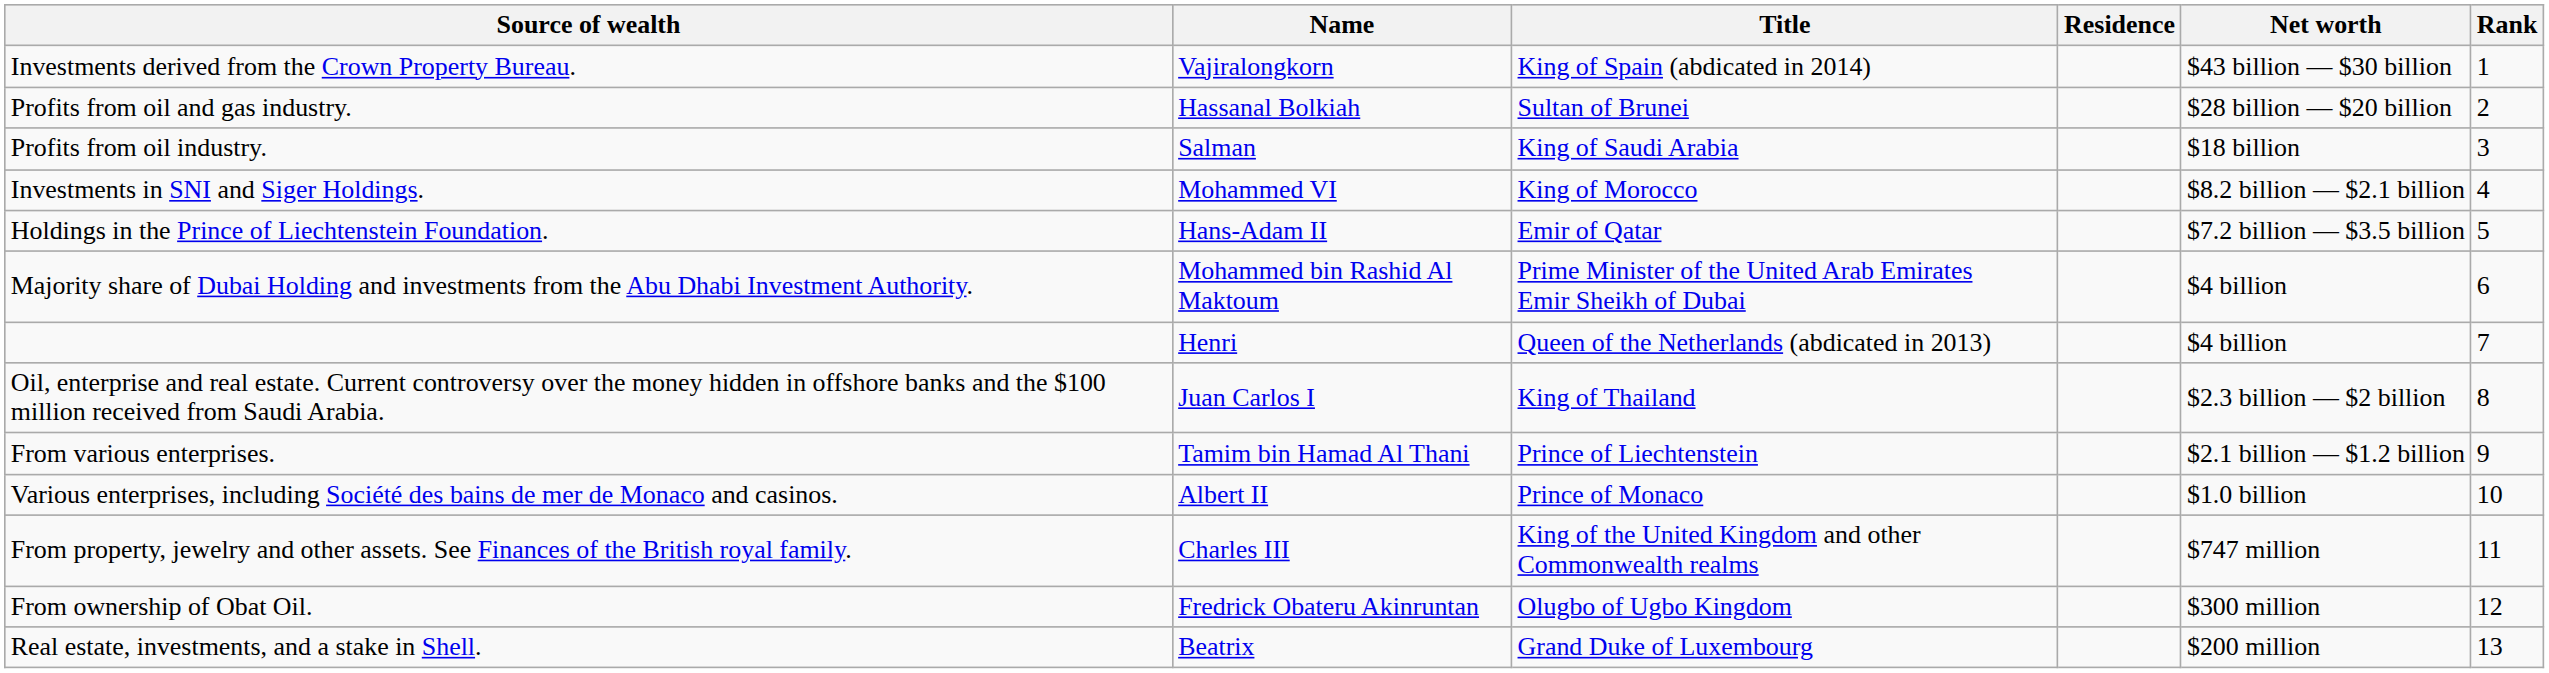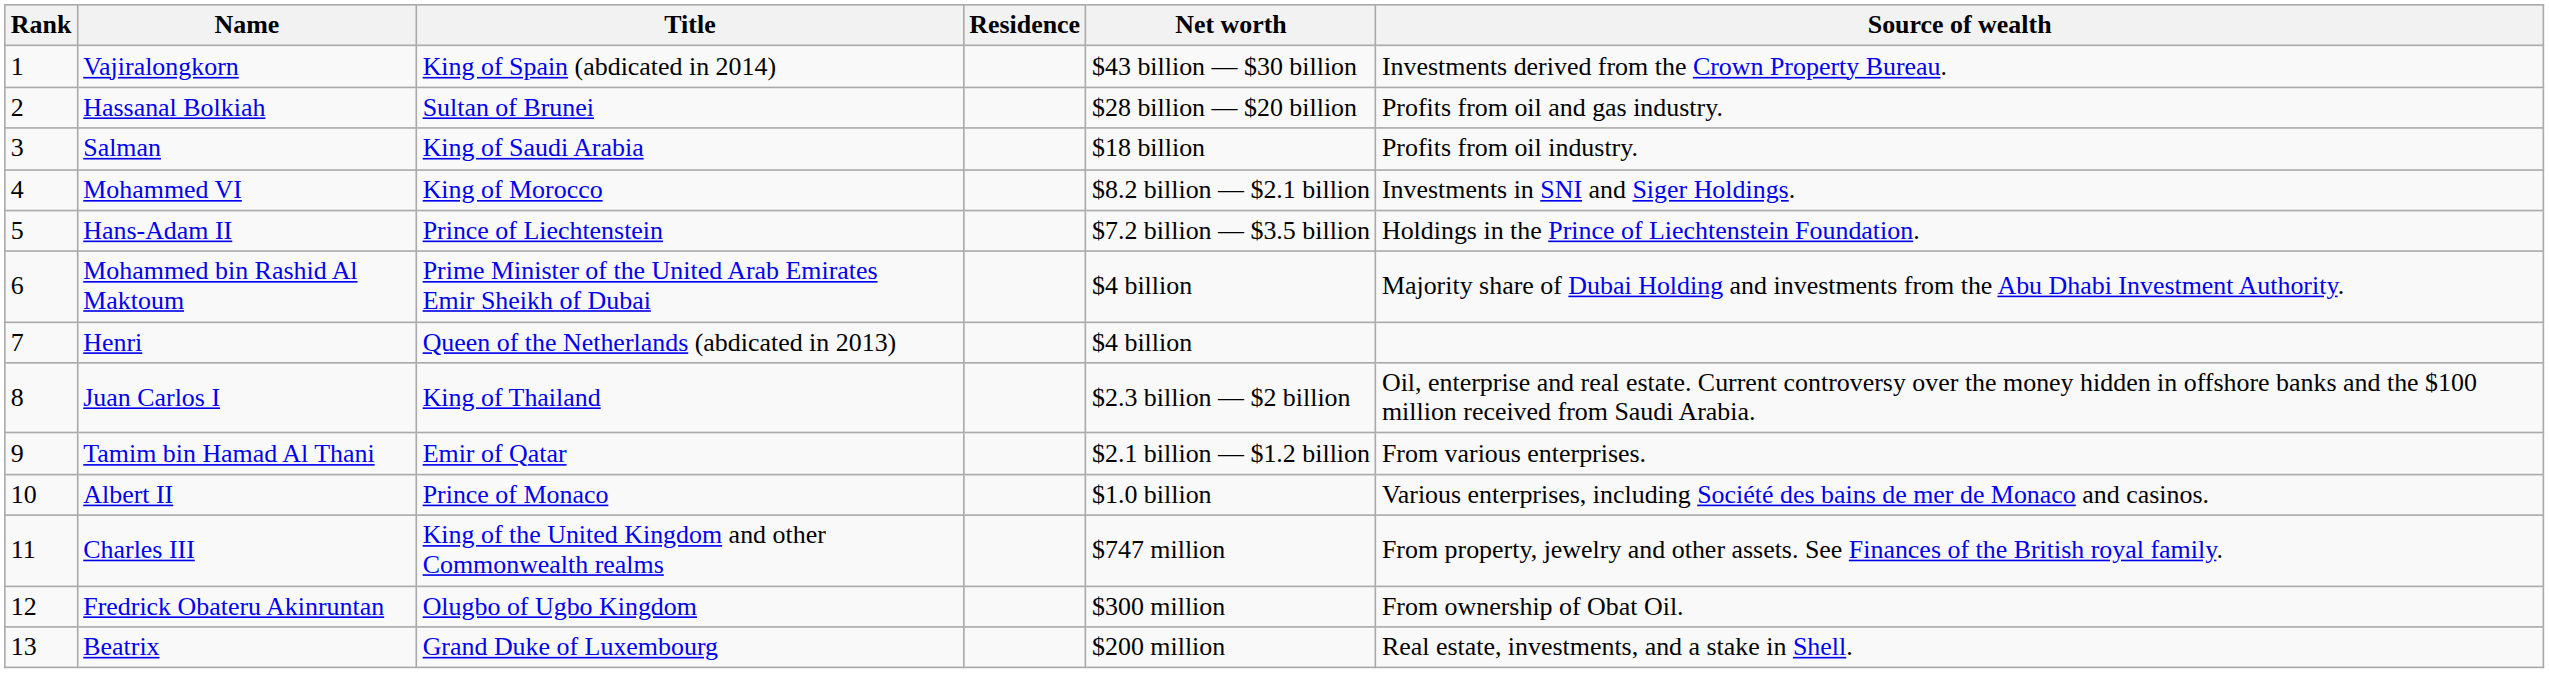columns swapped: (2507, 25) <-> (588, 25)
(1590, 230) Emir of Qatar -> (543, 230) Prince of Liechtenstein
(1638, 453) Prince of Liechtenstein -> (495, 453) Emir of Qatar
